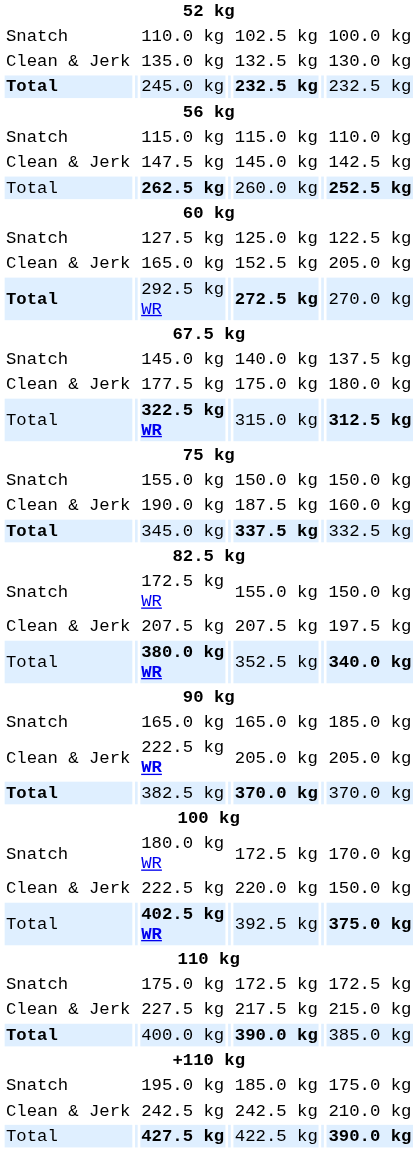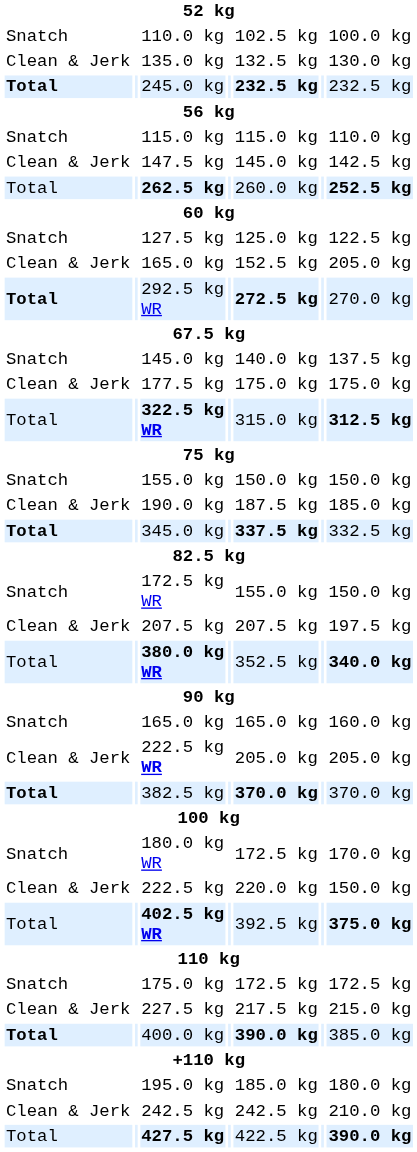(370, 385) 180.0 kg -> (370, 385) 175.0 kg
(370, 506) 160.0 kg -> (370, 506) 185.0 kg
(370, 723) 185.0 kg -> (370, 723) 160.0 kg
(370, 1086) 175.0 kg -> (370, 1086) 180.0 kg
